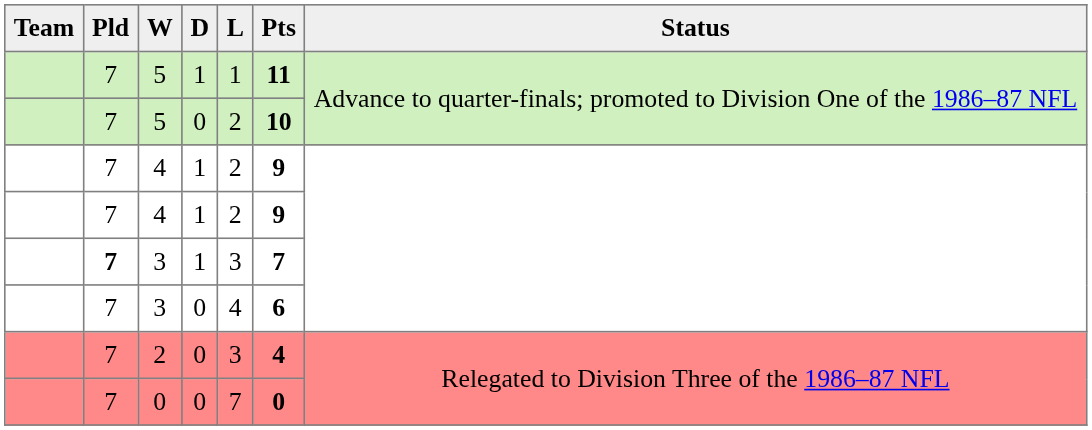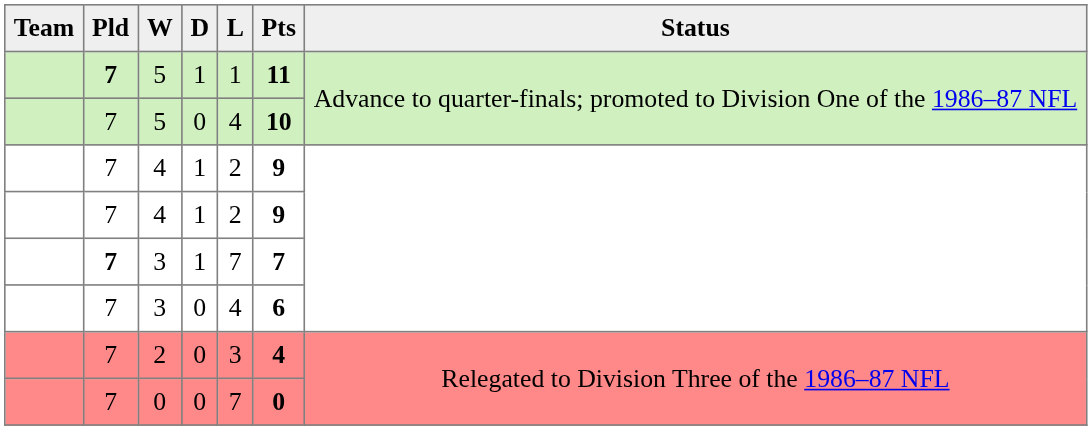(111, 74) normal -> (111, 74) bold
(235, 121) 2 -> (235, 121) 4
(235, 261) 3 -> (235, 261) 7
